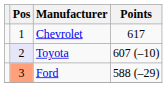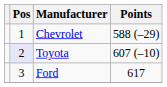(136, 34) 617 -> (136, 34) 588 (–29)
(22, 73) lightsalmon background -> (22, 73) no background
(136, 73) 588 (–29) -> (136, 73) 617
